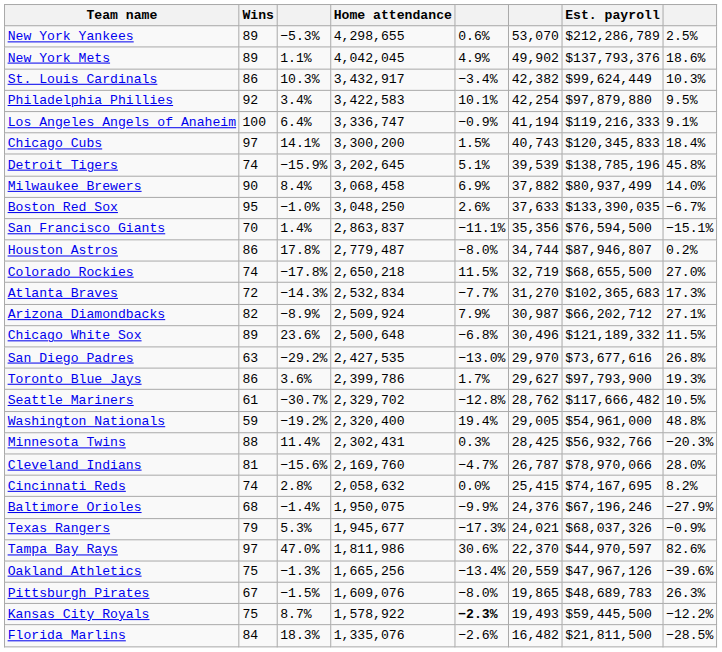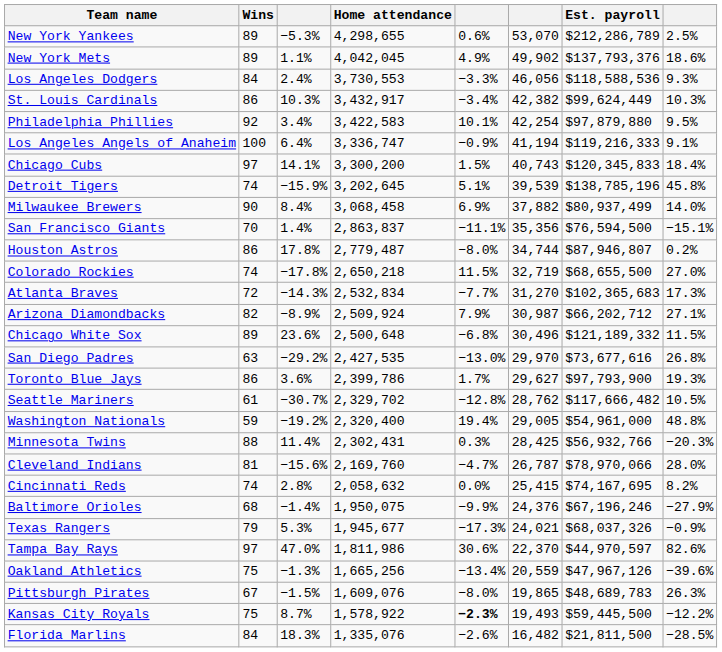+ row: (82, 79)
- row: (63, 208)
